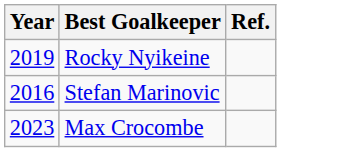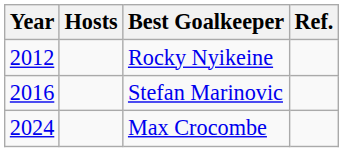+ column: (91, 22)
(32, 57) 2019 -> (32, 57) 2012
(32, 127) 2023 -> (32, 127) 2024
